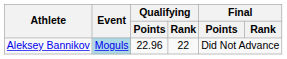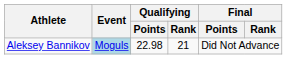(150, 46) 22.96 -> (150, 46) 22.98
(183, 46) 22 -> (183, 46) 21
